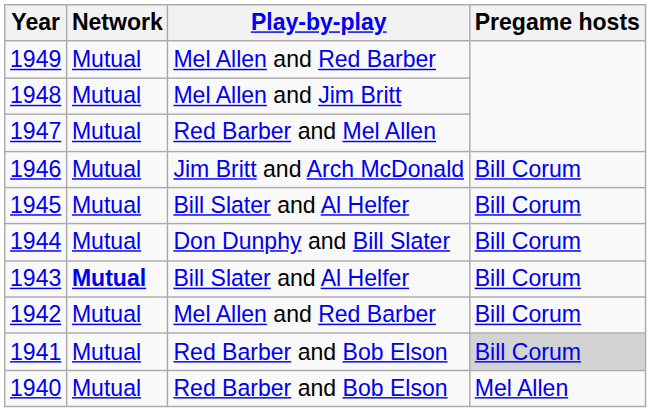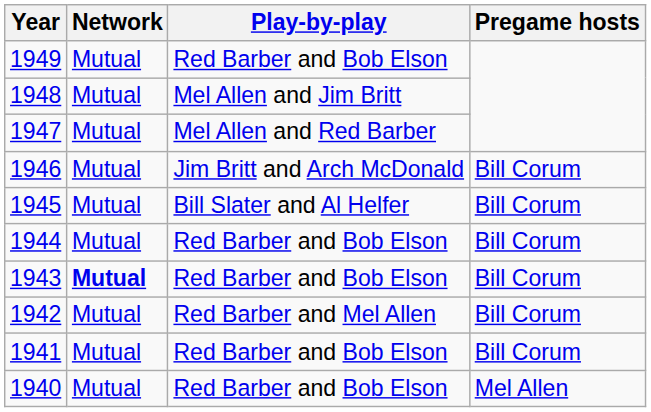(305, 59) Mel Allen and Red Barber -> (310, 59) Red Barber and Bob Elson
(305, 132) Red Barber and Mel Allen -> (305, 132) Mel Allen and Red Barber
(312, 242) Don Dunphy and Bill Slater -> (310, 242) Red Barber and Bob Elson
(291, 278) Bill Slater and Al Helfer -> (310, 278) Red Barber and Bob Elson
(305, 315) Mel Allen and Red Barber -> (305, 315) Red Barber and Mel Allen
(528, 351) lightgrey background -> (528, 351) no background
